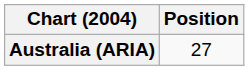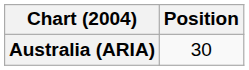(201, 49) 27 -> (201, 49) 30
